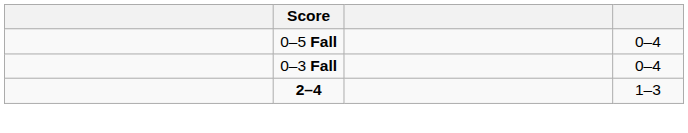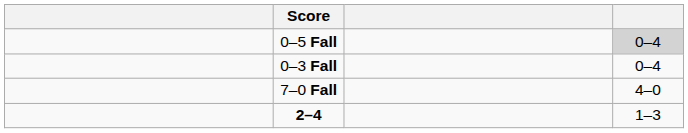(648, 41) no background -> (648, 41) lightgrey background
+ row: (309, 90)
